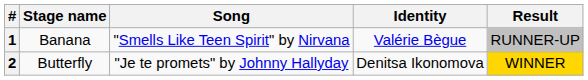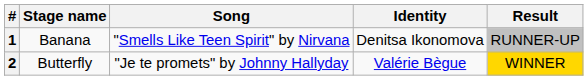(420, 39) Valérie Bègue -> (420, 39) Denitsa Ikonomova
(420, 63) Denitsa Ikonomova -> (420, 63) Valérie Bègue
